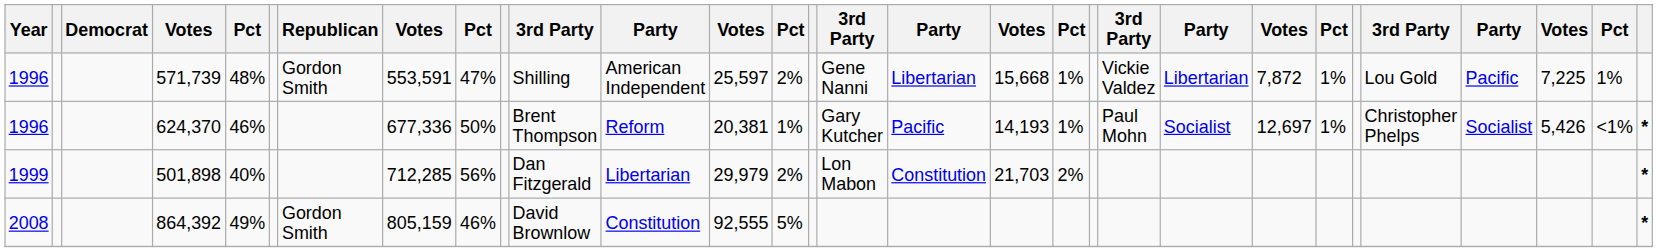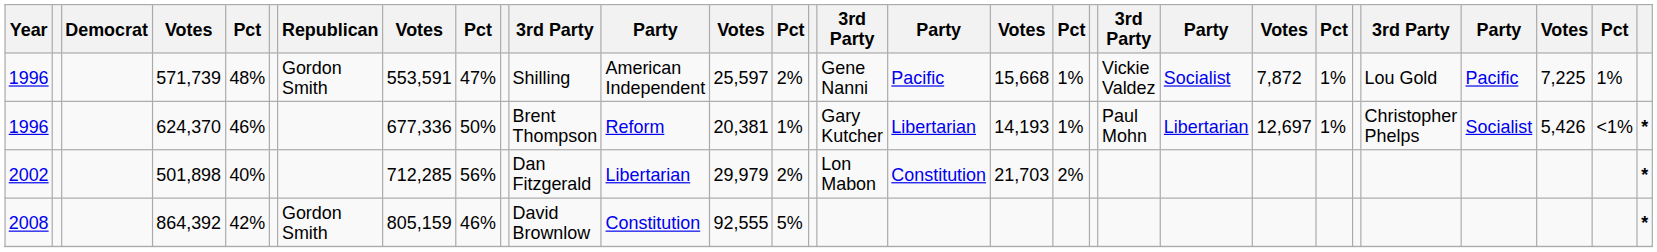(934, 77) Libertarian -> (918, 77) Pacific
(1206, 77) Libertarian -> (1197, 77) Socialist
(918, 126) Pacific -> (934, 126) Libertarian
(1197, 126) Socialist -> (1206, 126) Libertarian
(29, 174) 1999 -> (29, 174) 2002
(247, 223) 49% -> (247, 223) 42%
